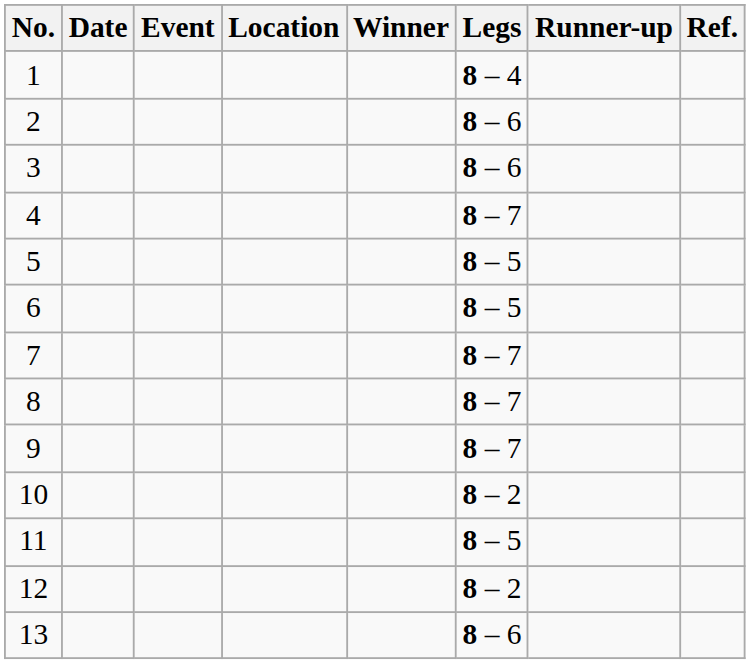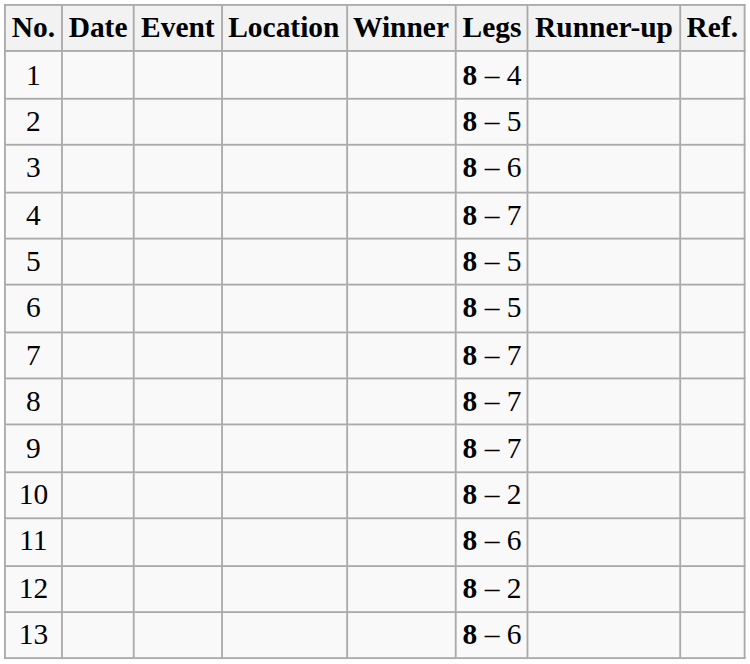(492, 121) 8 – 6 -> (492, 121) 8 – 5
(492, 541) 8 – 5 -> (492, 541) 8 – 6
